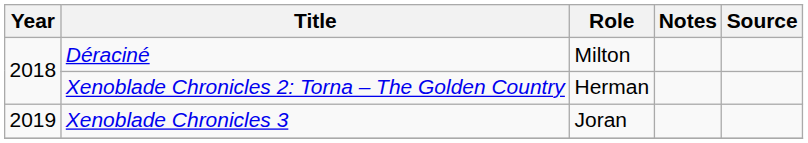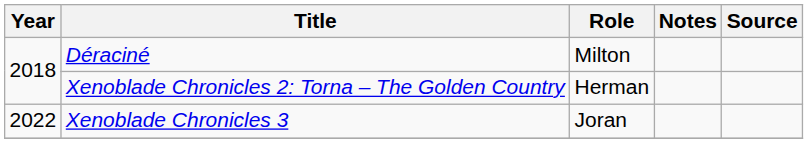(33, 120) 2019 -> (33, 120) 2022
